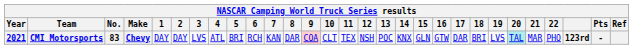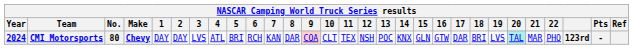(16, 37) 2021 -> (16, 37) 2024
(114, 37) 83 -> (114, 37) 80
